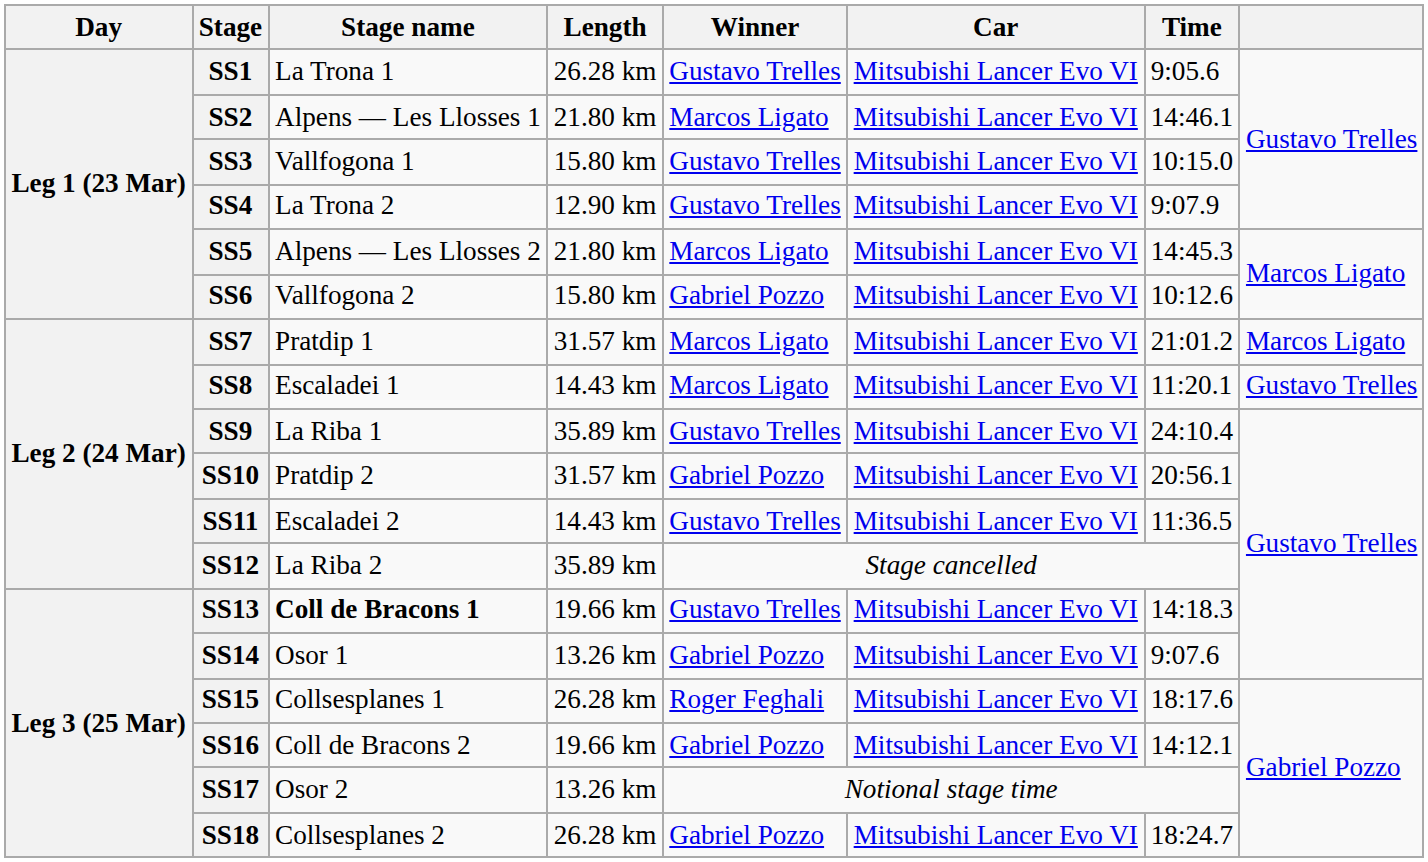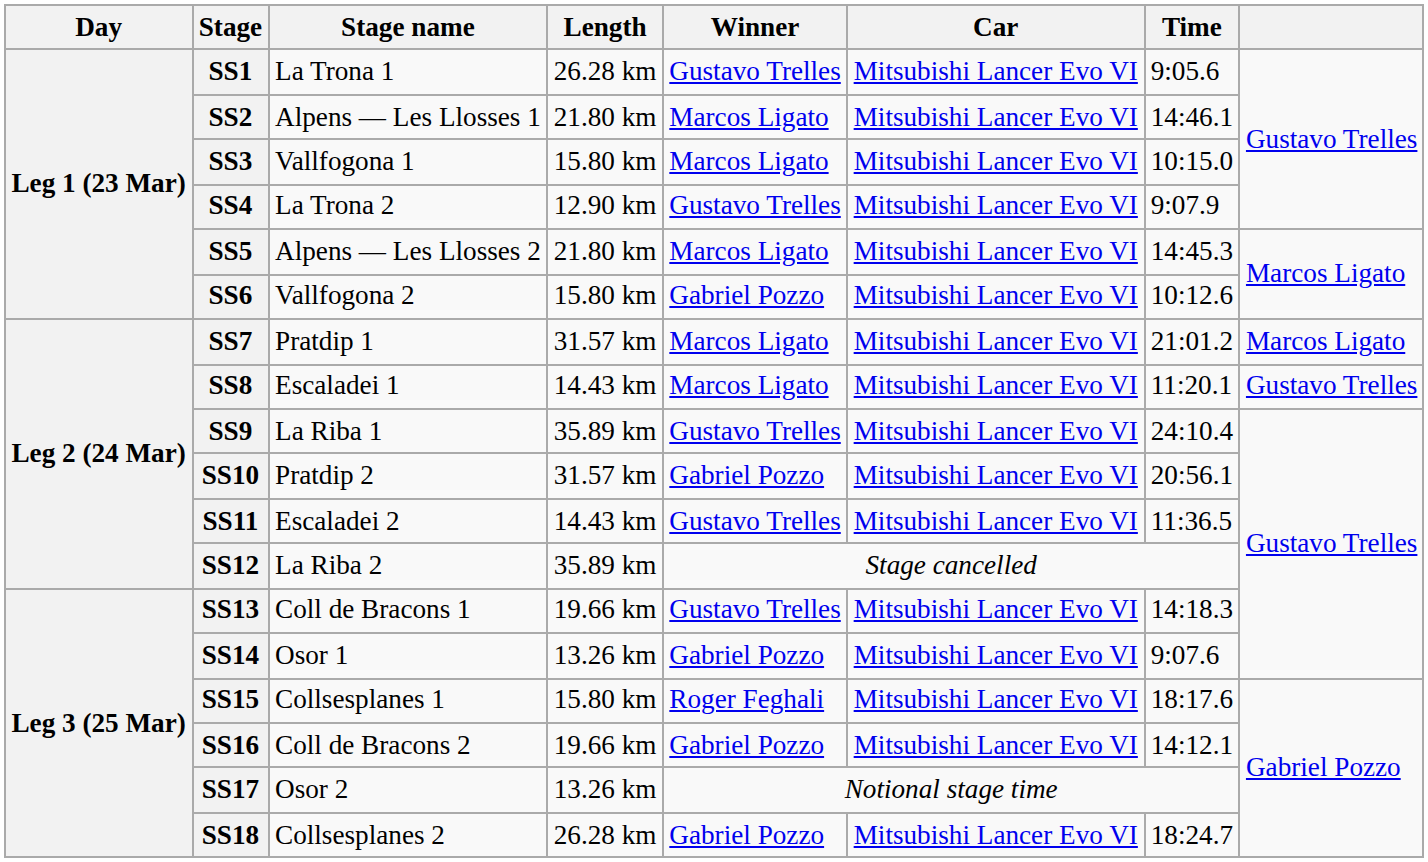(755, 161) Gustavo Trelles -> (749, 161) Marcos Ligato
(377, 609) bold -> (373, 609) normal
(605, 699) 26.28 km -> (605, 699) 15.80 km
